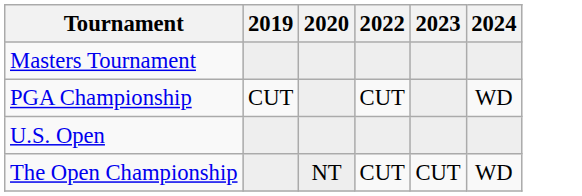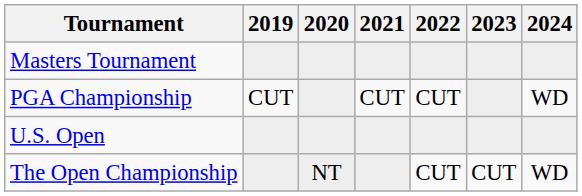+ column: (382, 23)
